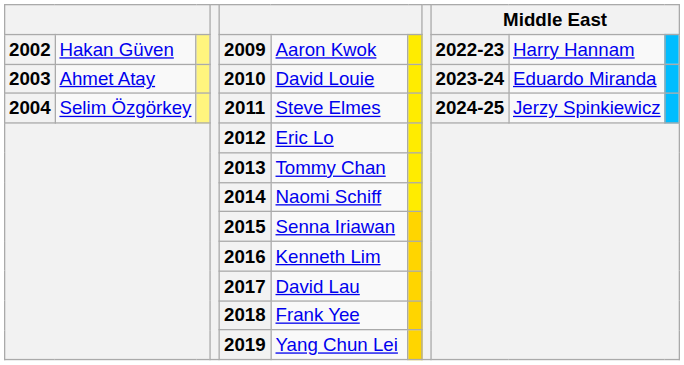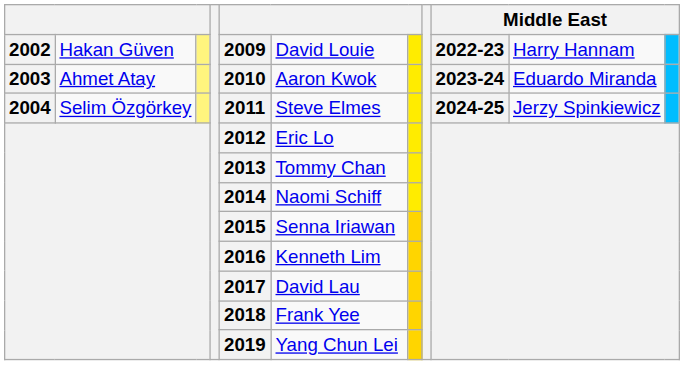(326, 49) Aaron Kwok -> (325, 49) David Louie
(325, 79) David Louie -> (326, 79) Aaron Kwok
